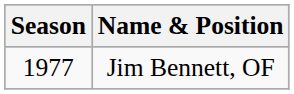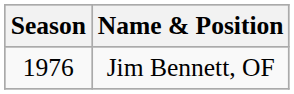(48, 67) 1977 -> (48, 67) 1976
